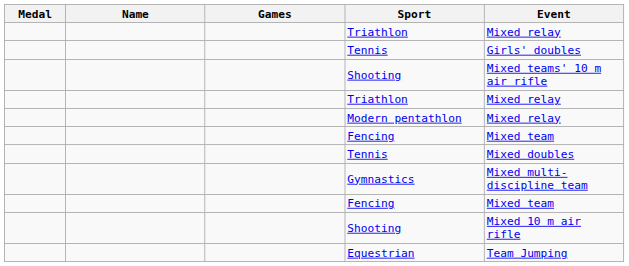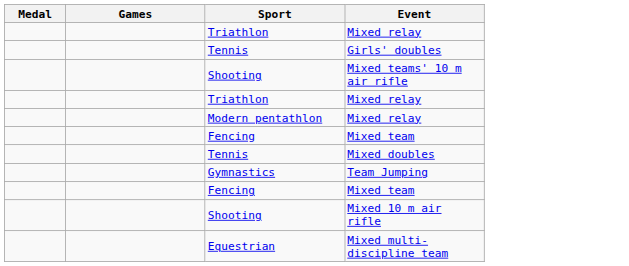- column: (135, 14)
(537, 179) Mixed multi-discipline team -> (388, 172) Team Jumping
(527, 253) Team Jumping -> (398, 246) Mixed multi-discipline team
